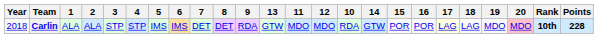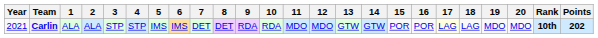columns swapped: (349, 11) <-> (273, 11)
(17, 26) 2018 -> (17, 26) 2021
(521, 26) pink background -> (521, 26) no background
(577, 26) 228 -> (577, 26) 202
